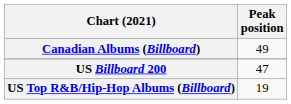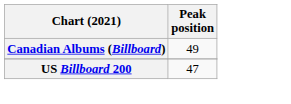- row: (121, 88)
